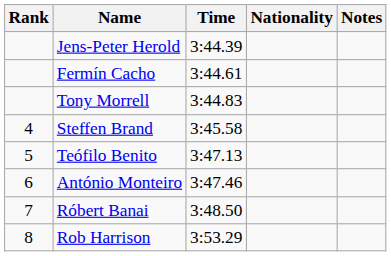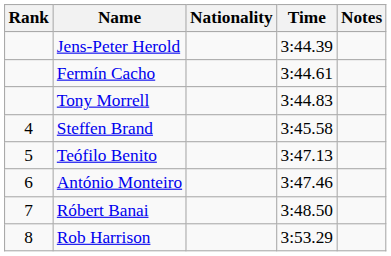columns swapped: (292, 18) <-> (216, 18)
